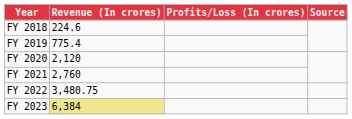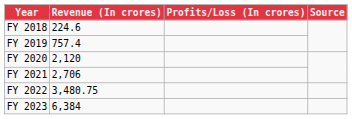(66, 44) 775.4 -> (66, 44) 757.4
(66, 75) 2,760 -> (66, 75) 2,706
(66, 106) khaki background -> (66, 106) no background
